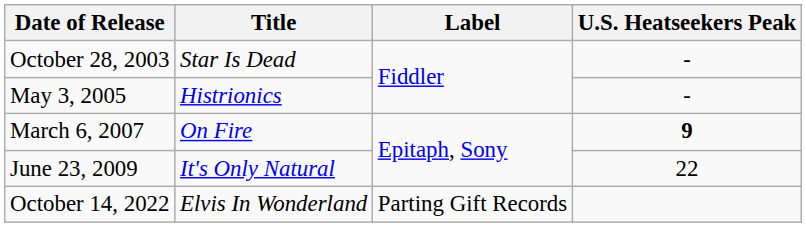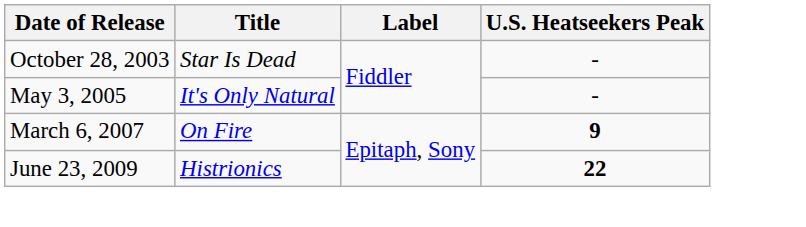(231, 95) Histrionics -> (257, 95) It's Only Natural
(257, 167) It's Only Natural -> (231, 167) Histrionics
(687, 167) normal -> (595, 167) bold
- row: (90, 204)
